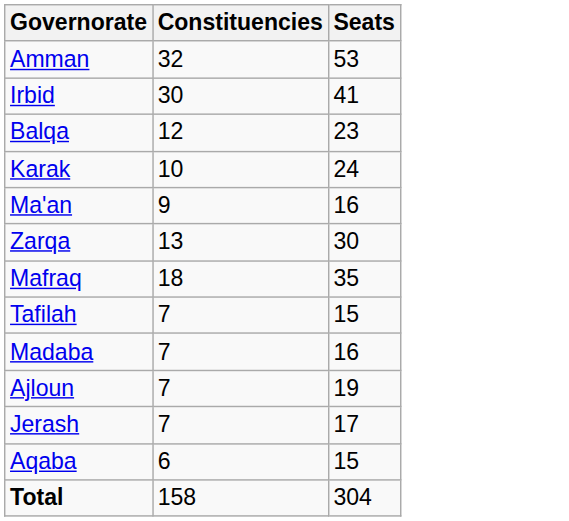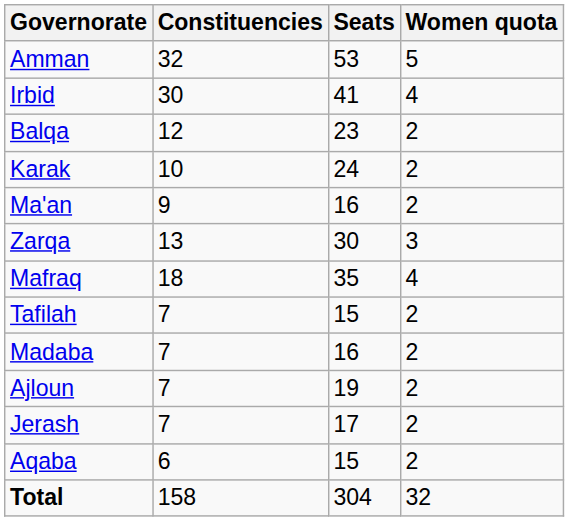+ column: (481, 22)
